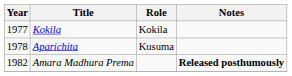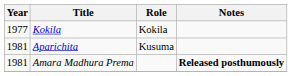(17, 46) 1978 -> (17, 46) 1981
(17, 63) 1982 -> (17, 63) 1981
